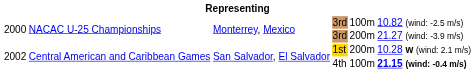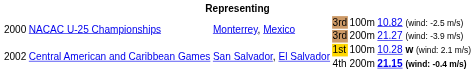(362, 50) 200m -> (362, 50) 100m
(362, 64) 100m -> (362, 64) 200m
